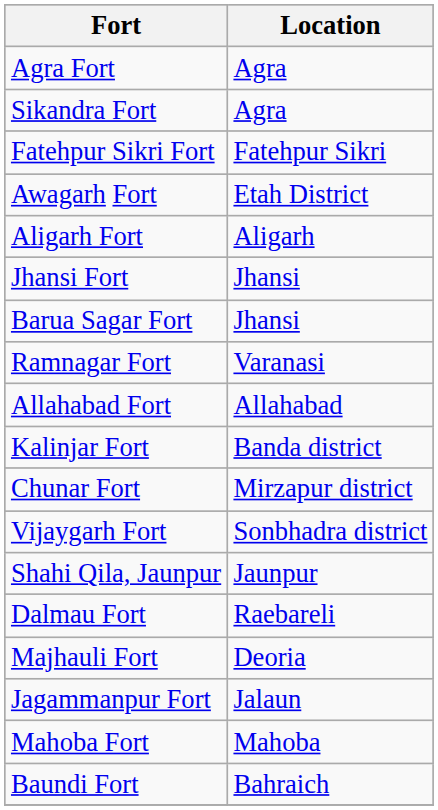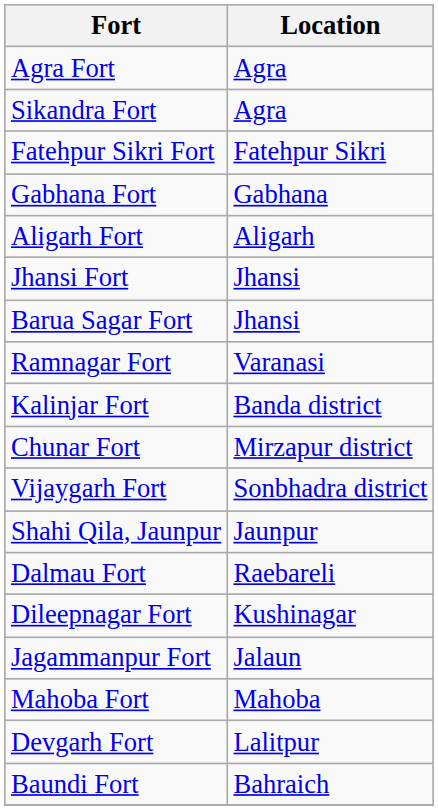- row: (84, 194)
+ row: (84, 194)
- row: (91, 404)
+ row: (101, 615)
- row: (84, 657)
+ row: (82, 741)
